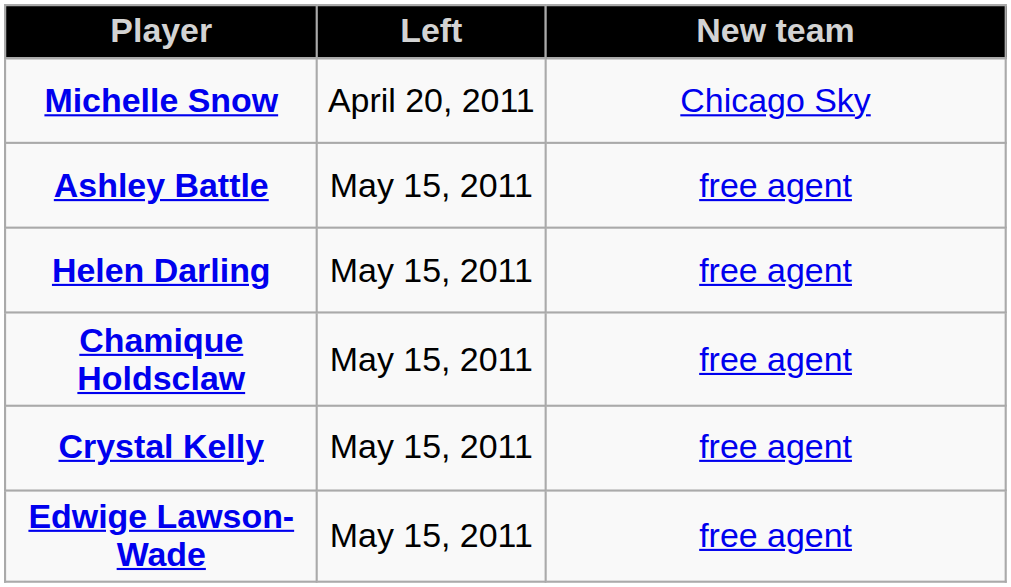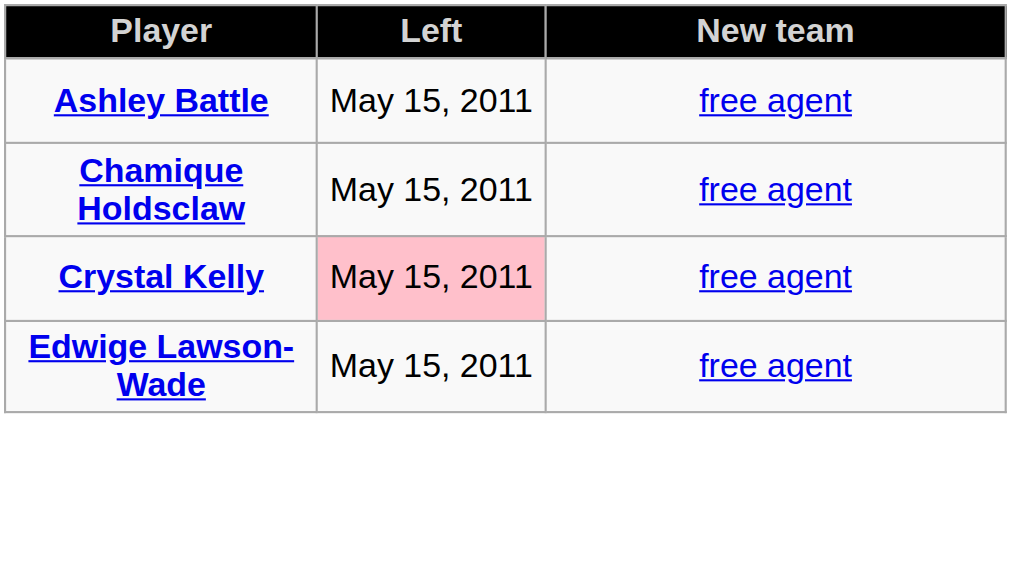- row: (161, 100)
- row: (161, 270)
(431, 447) no background -> (431, 277) pink background
